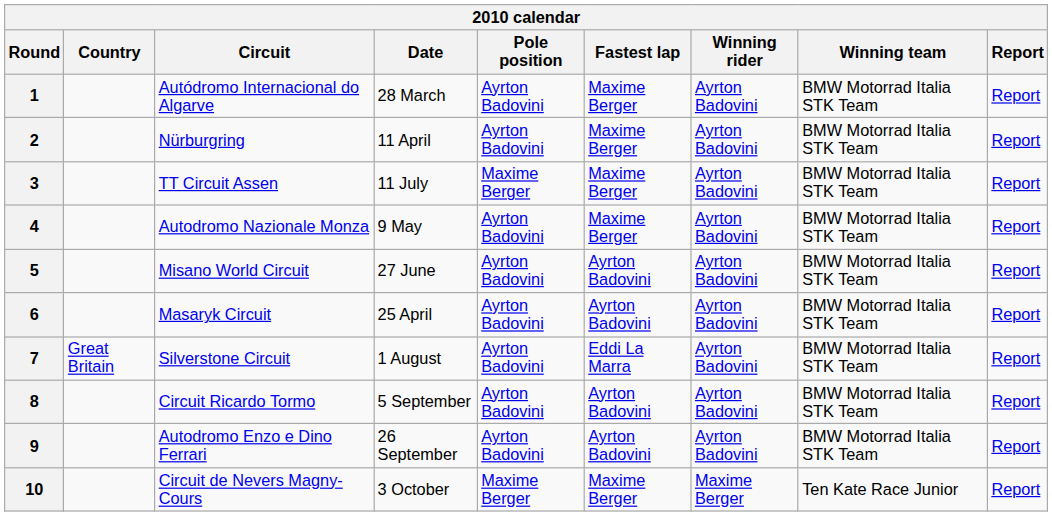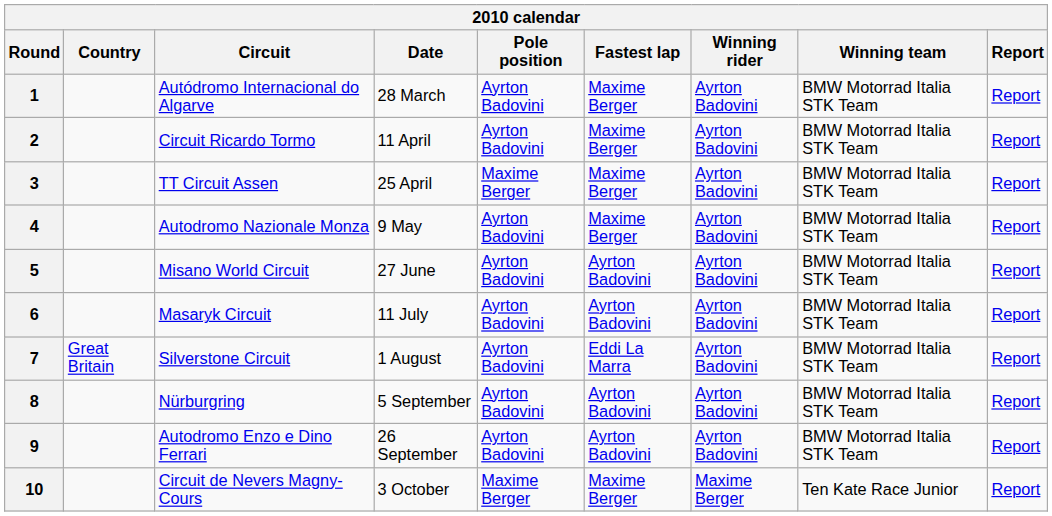(202, 139) Nürburgring -> (237, 139) Circuit Ricardo Tormo
(403, 183) 11 July -> (405, 183) 25 April
(405, 314) 25 April -> (403, 314) 11 July
(237, 402) Circuit Ricardo Tormo -> (202, 402) Nürburgring
